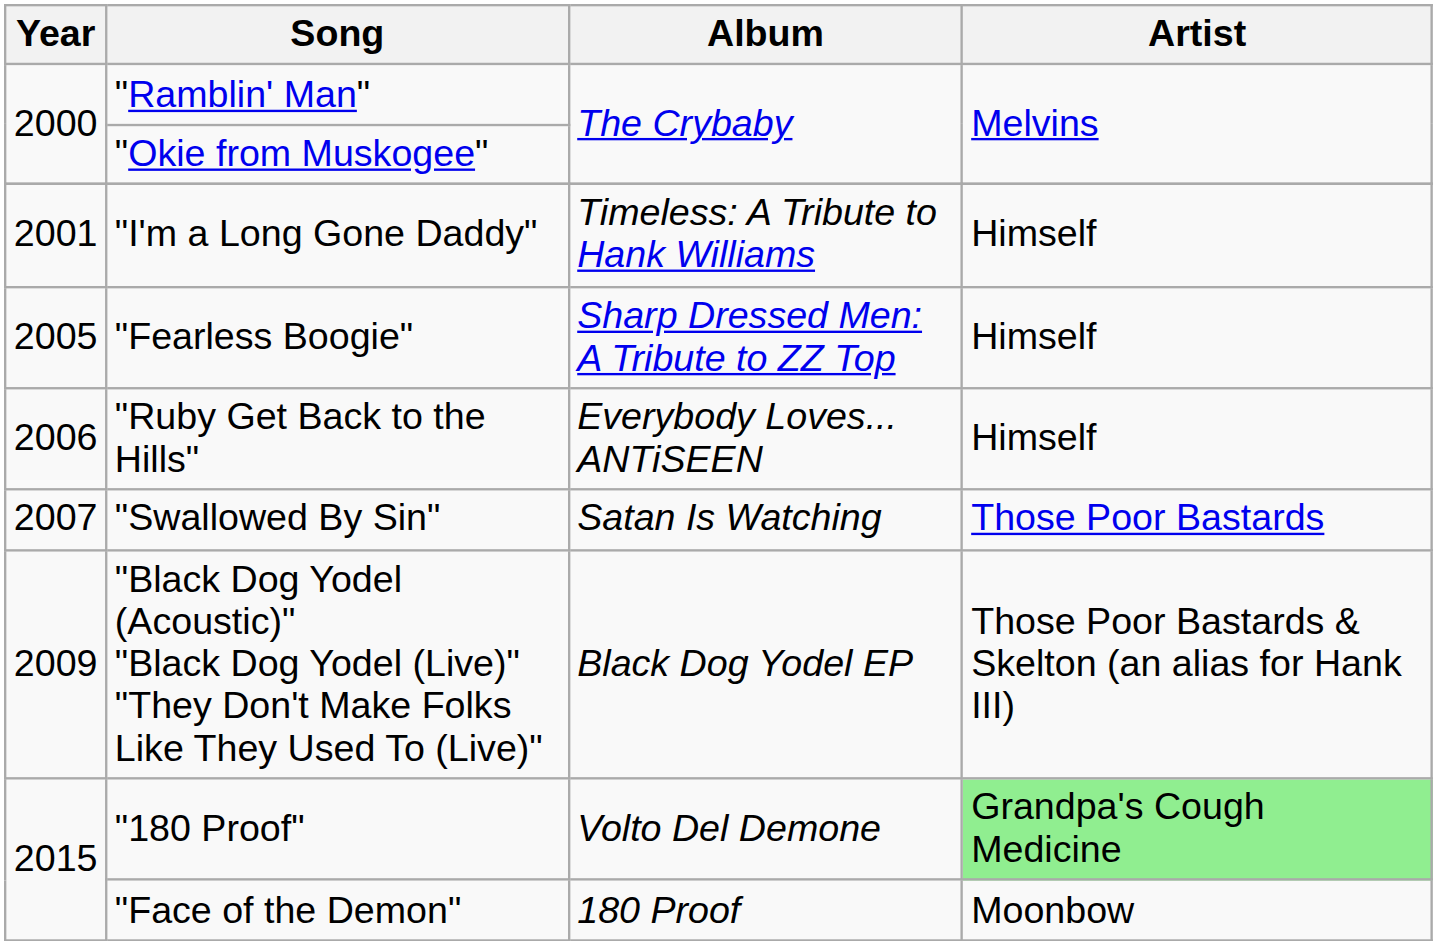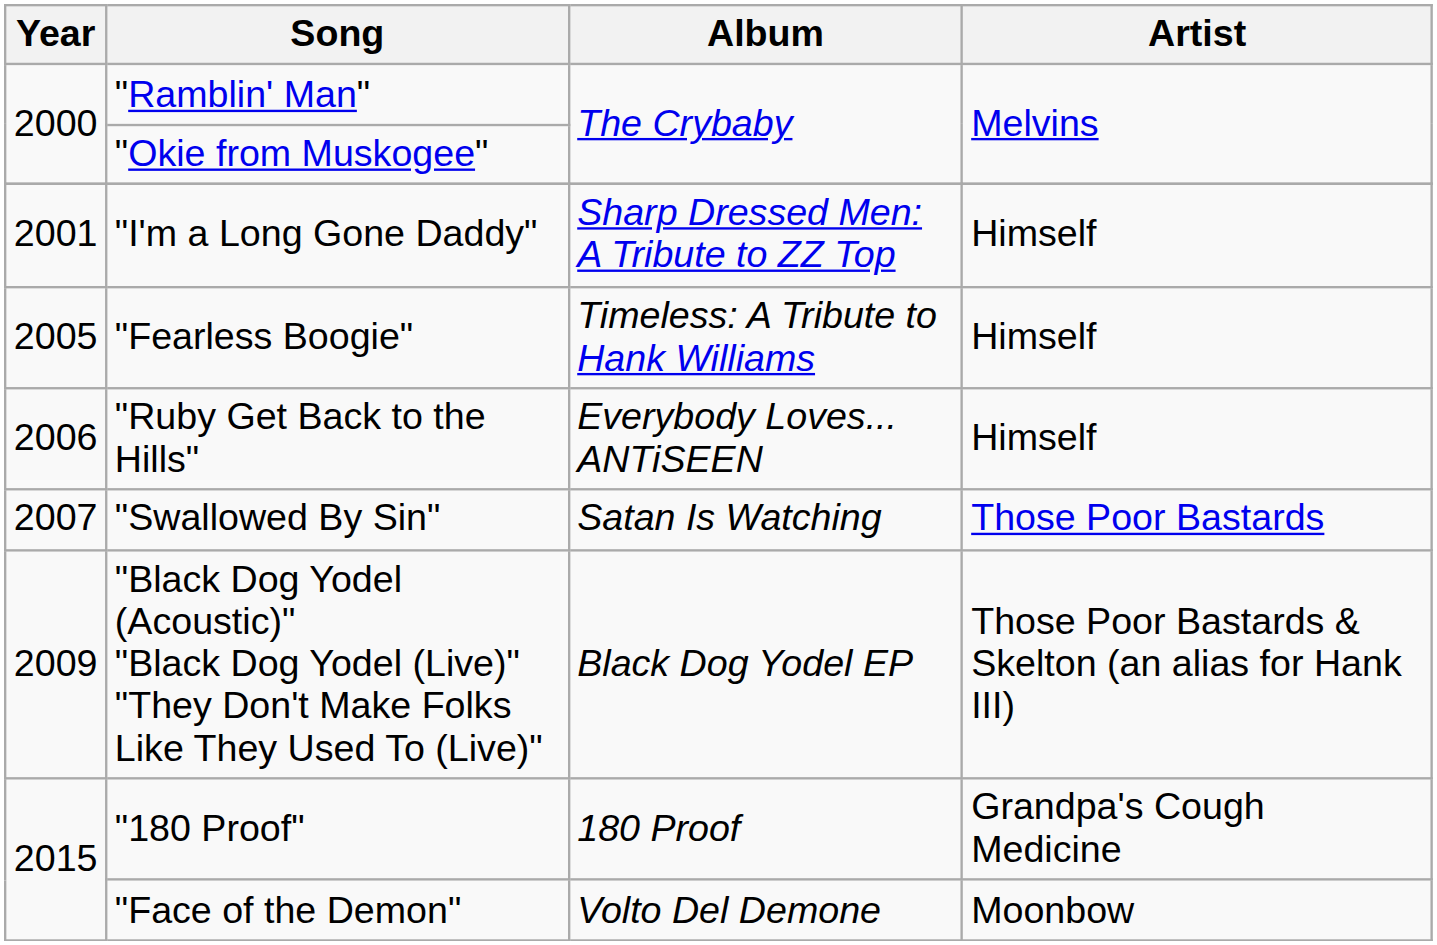(757, 234) Timeless: A Tribute to Hank Williams -> (750, 234) Sharp Dressed Men: A Tribute to ZZ Top
(750, 336) Sharp Dressed Men: A Tribute to ZZ Top -> (757, 336) Timeless: A Tribute to Hank Williams
(729, 828) Volto Del Demone -> (659, 828) 180 Proof
(1118, 828) lightgreen background -> (1118, 828) no background
(659, 909) 180 Proof -> (729, 909) Volto Del Demone
